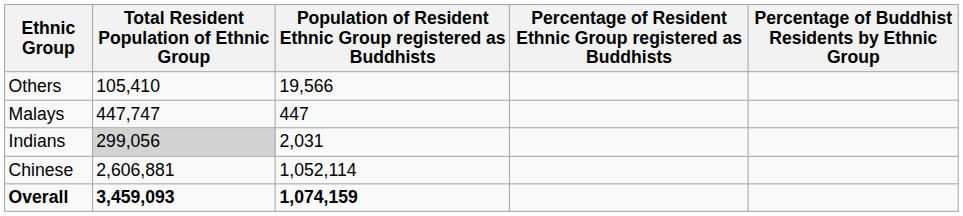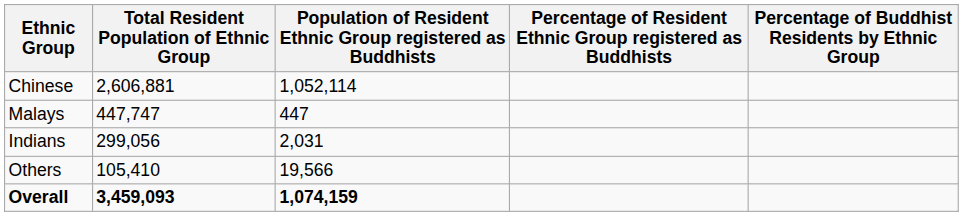rows swapped: (41, 169) <-> (35, 85)
(128, 141) lightgrey background -> (128, 141) no background
